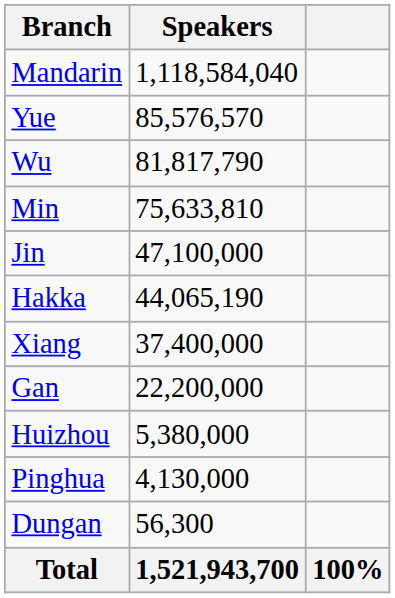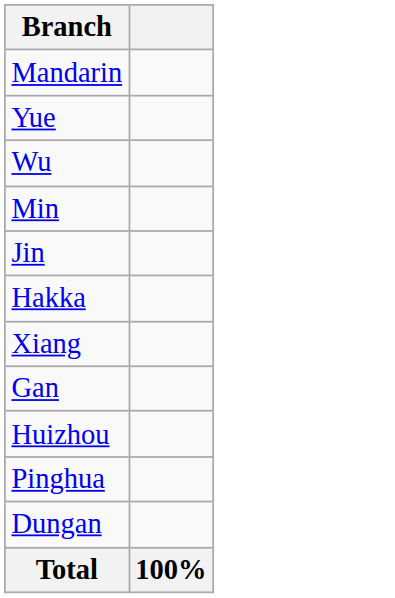- column: (217, 27)
